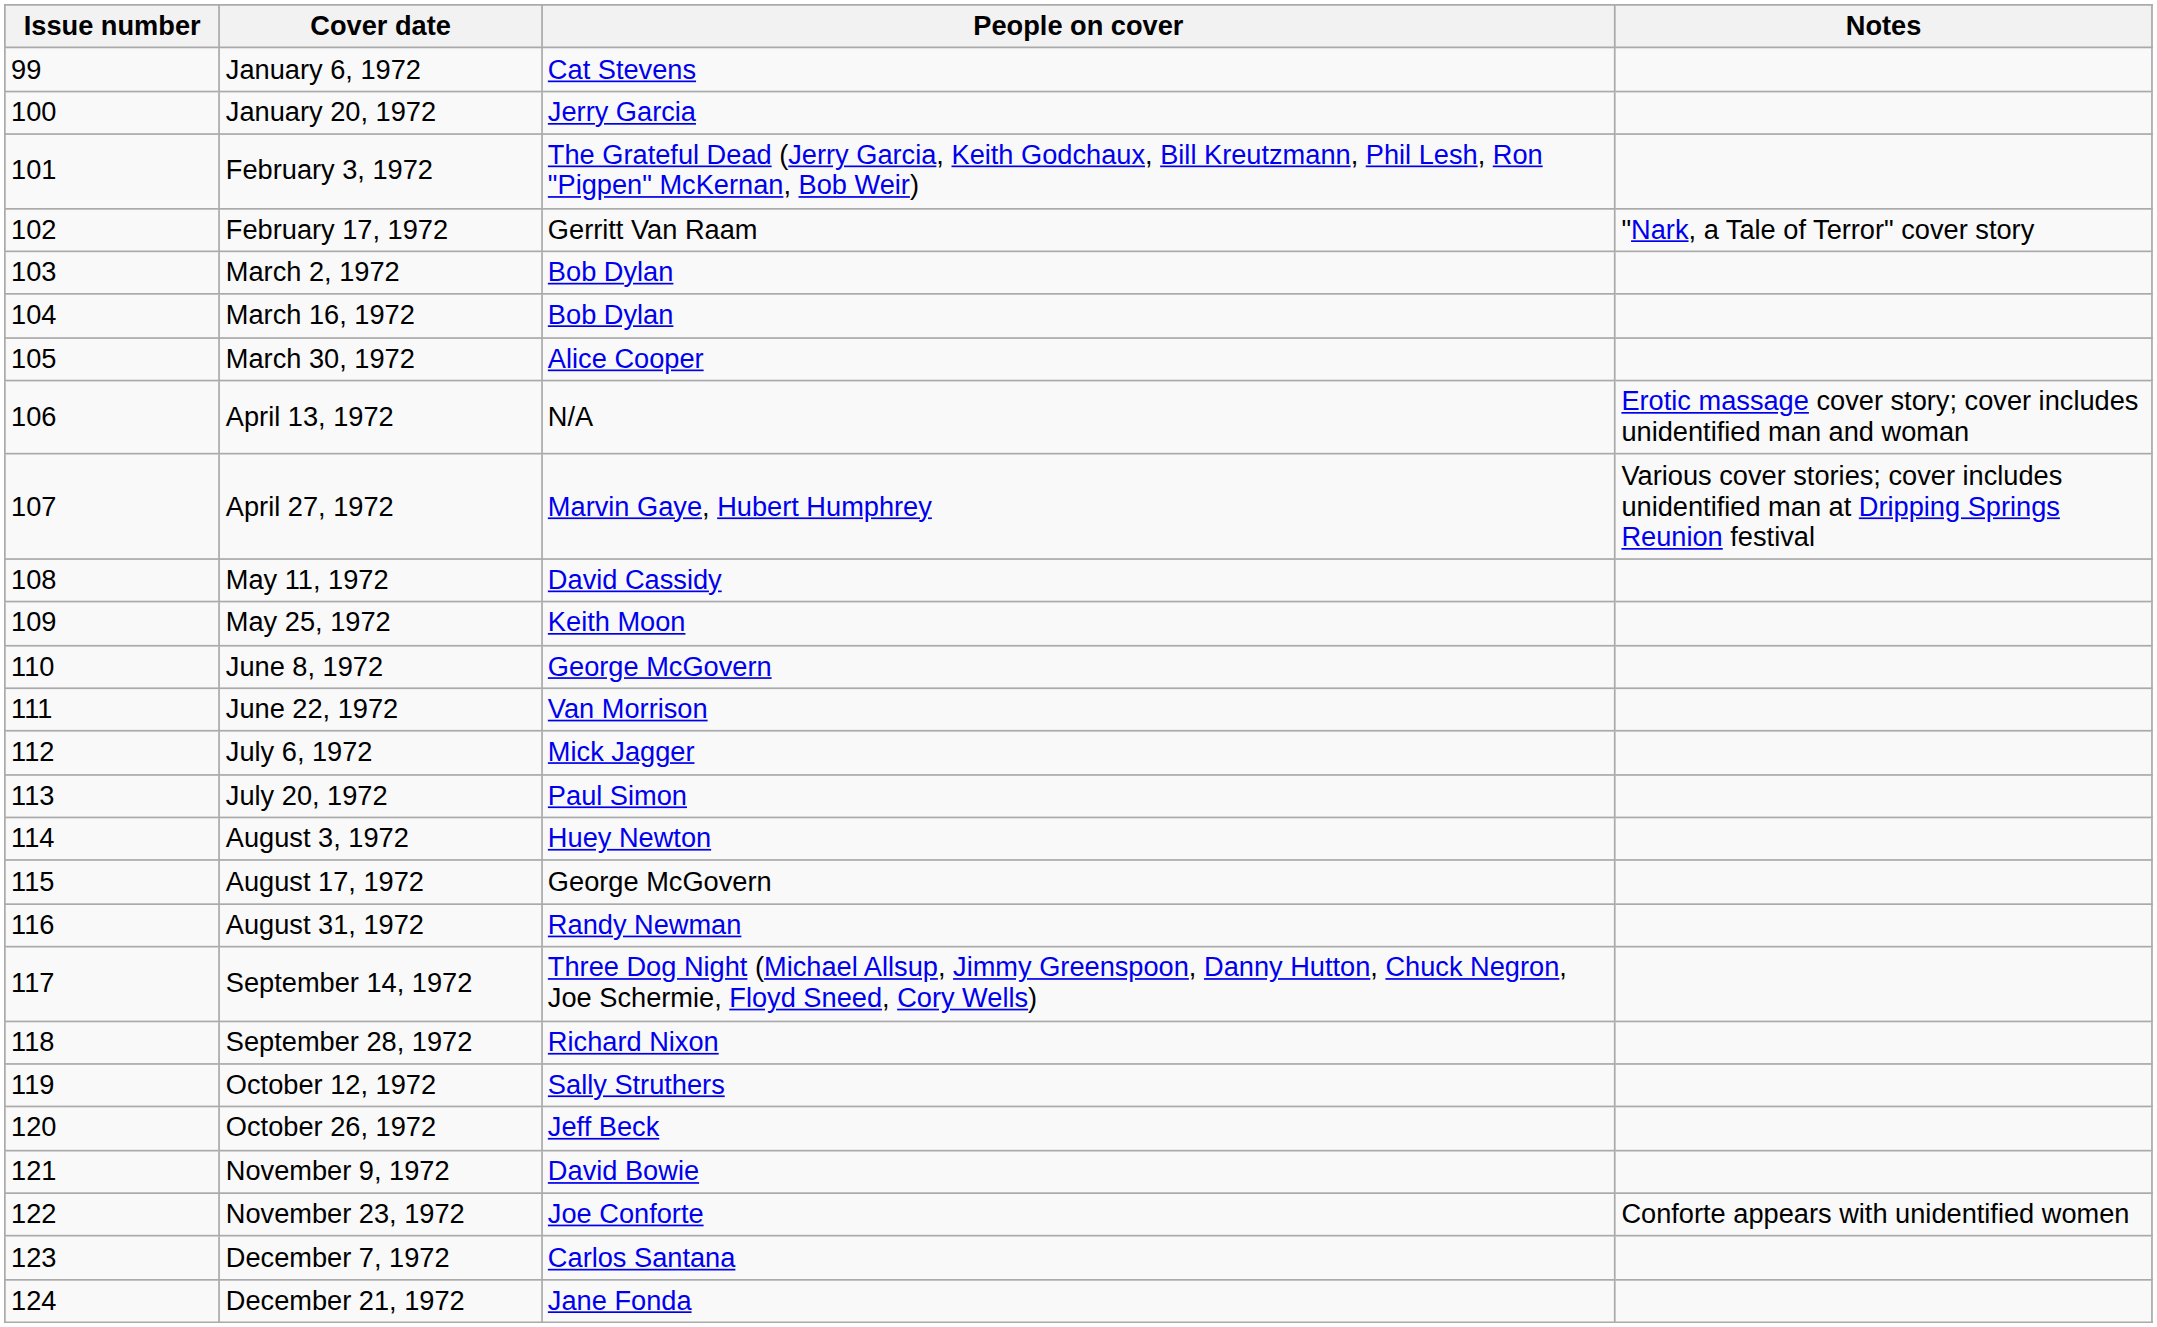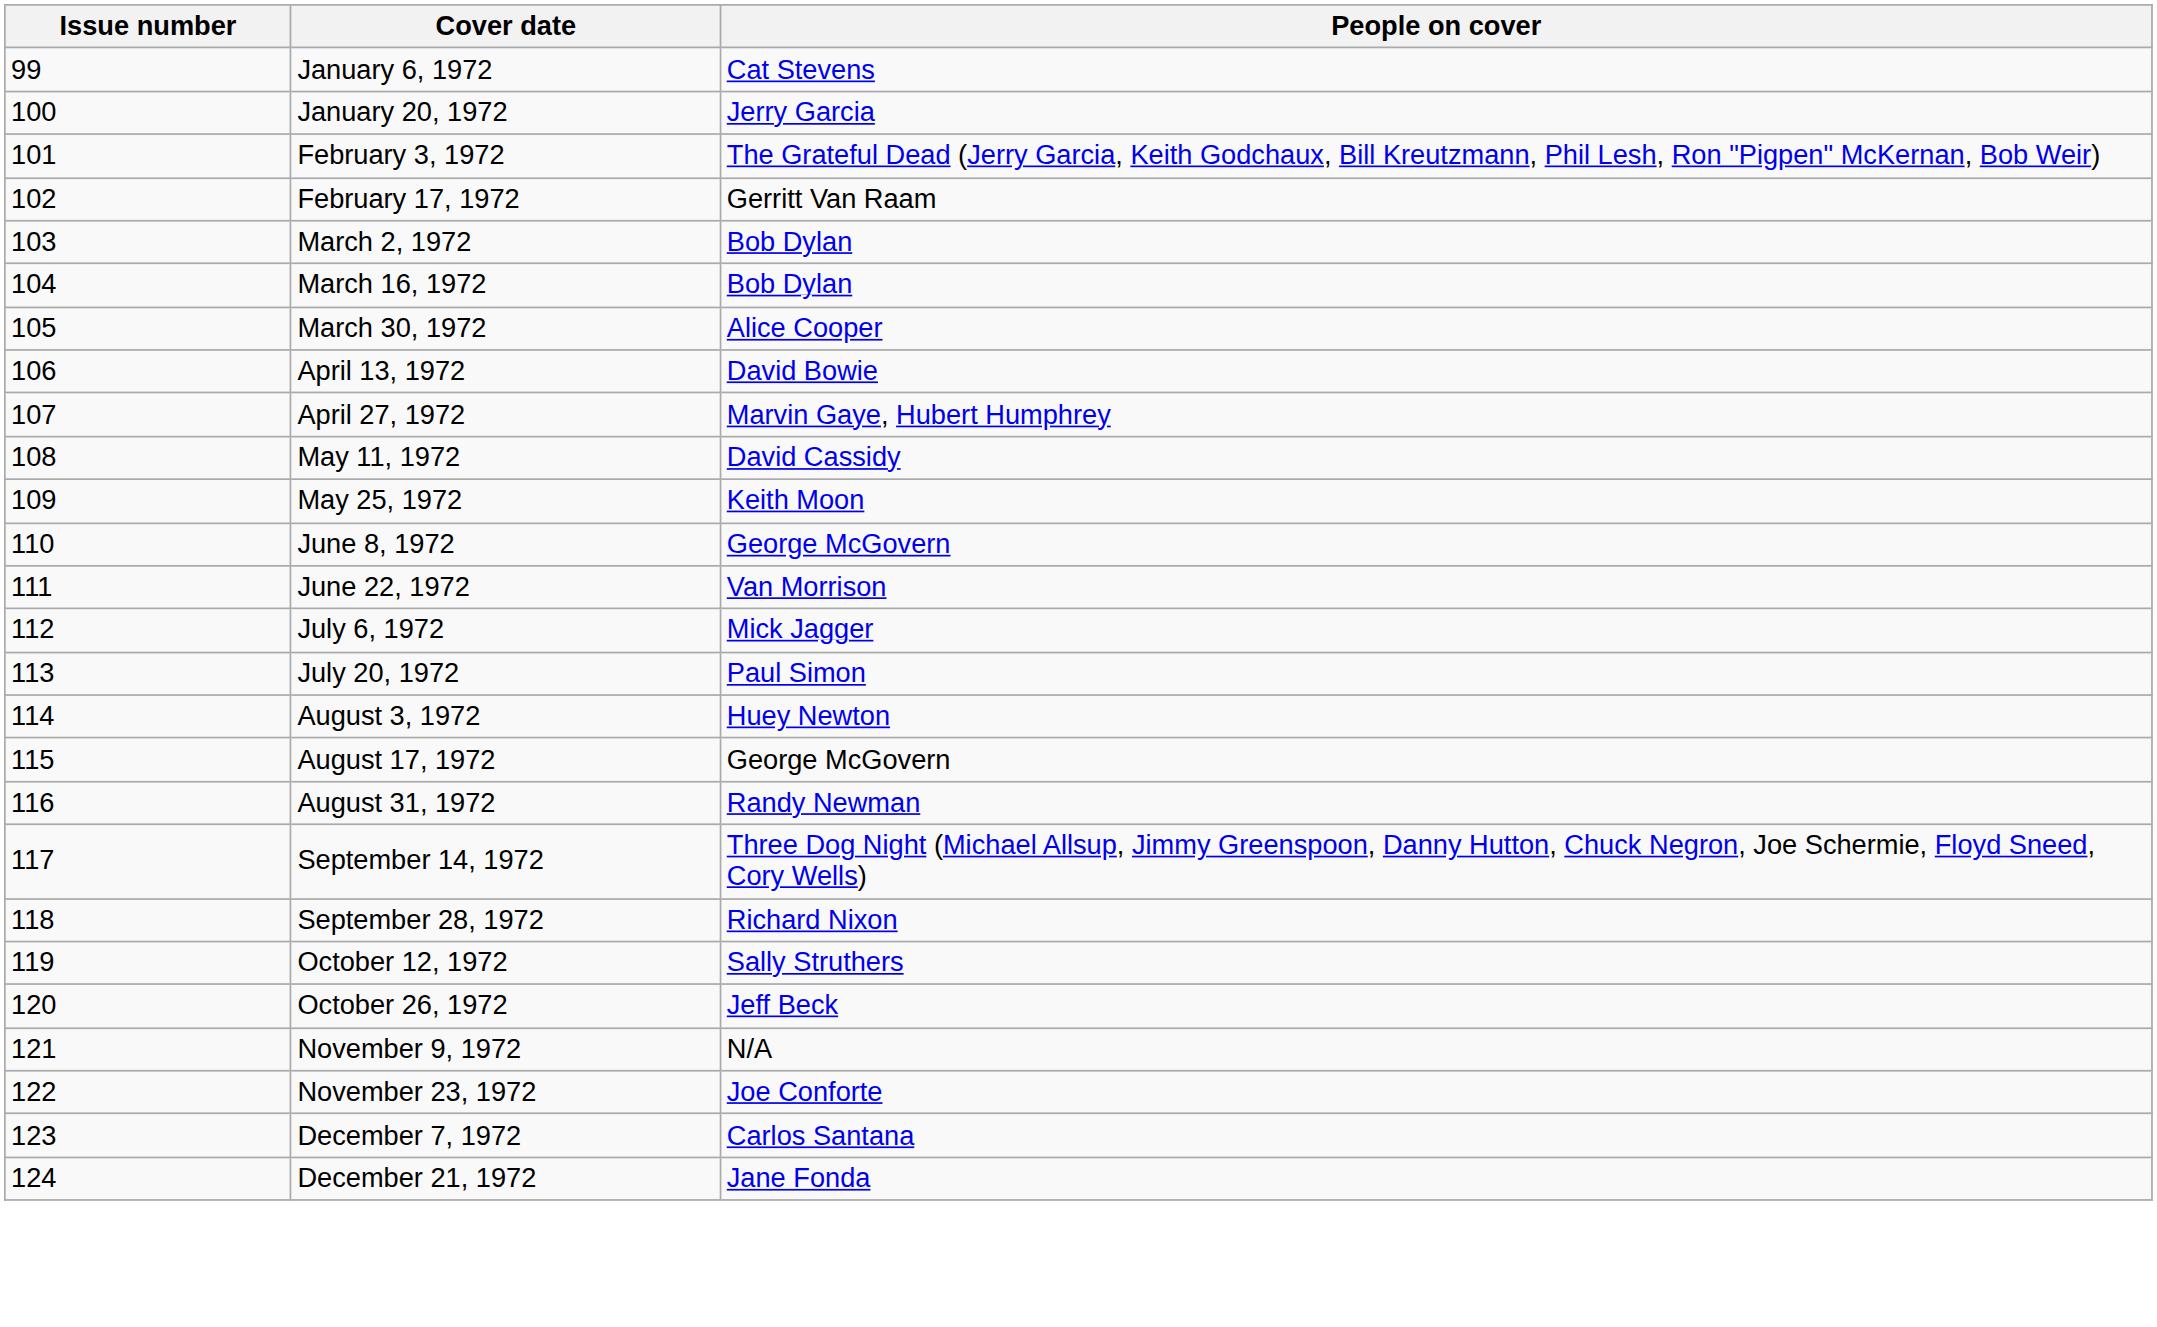- column: (1884, 26)
(571, 417) N/A -> (802, 371) David Bowie
(623, 1171) David Bowie -> (749, 1048) N/A
